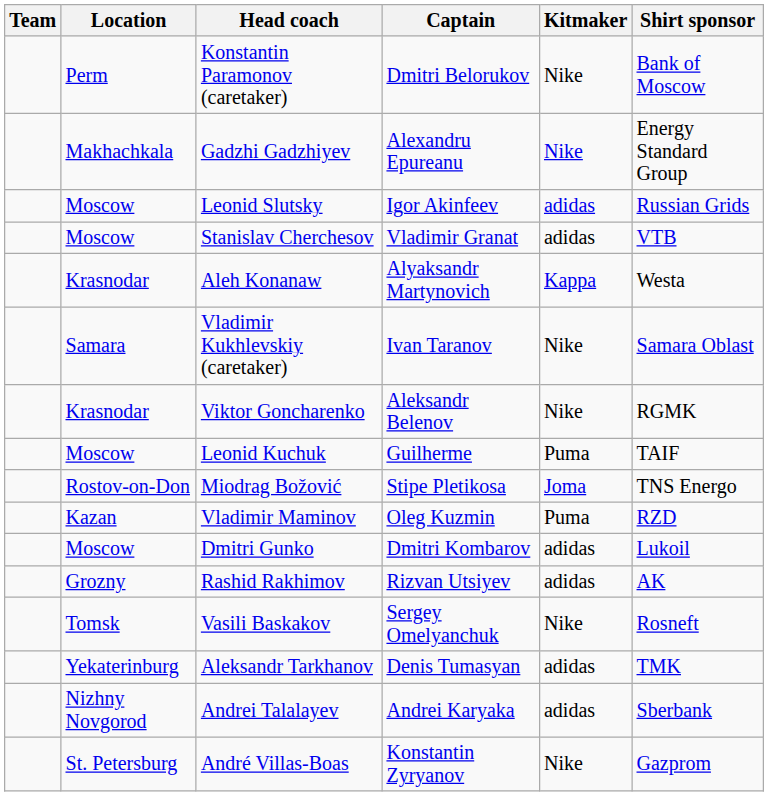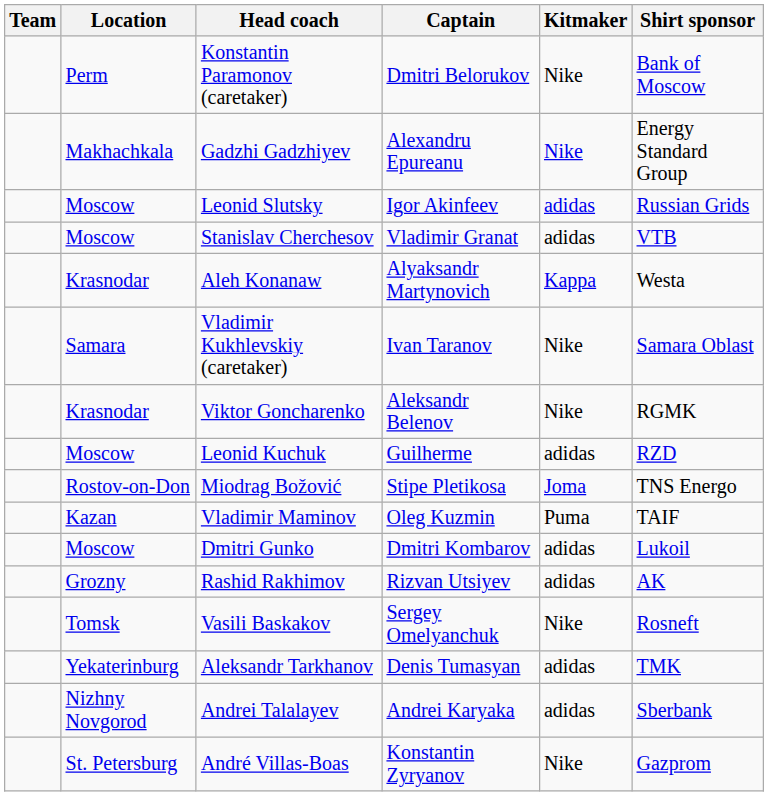(567, 454) Puma -> (570, 454) adidas
(658, 454) TAIF -> (657, 454) RZD
(657, 517) RZD -> (658, 517) TAIF
